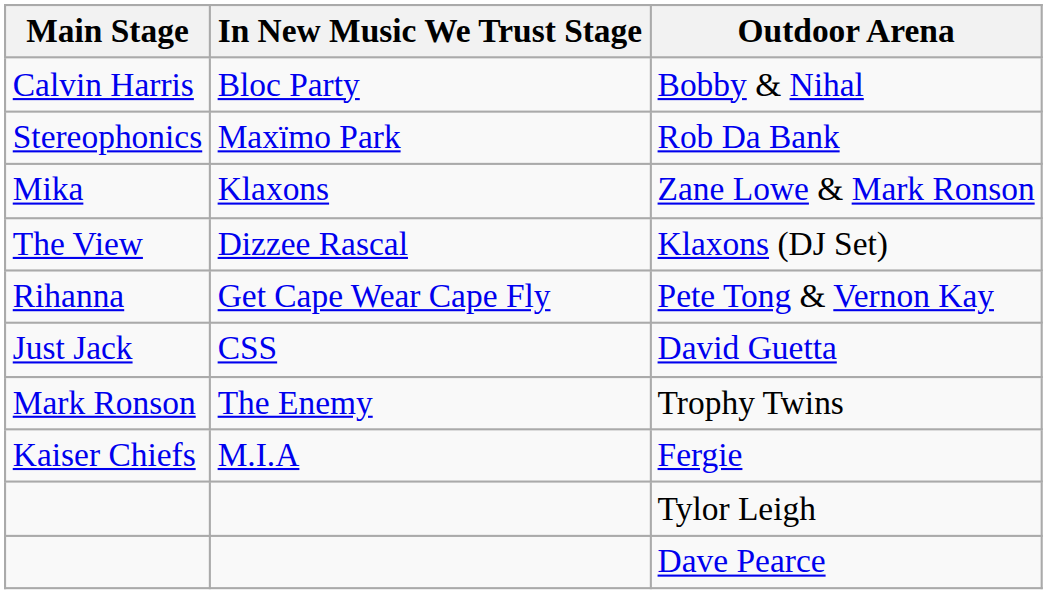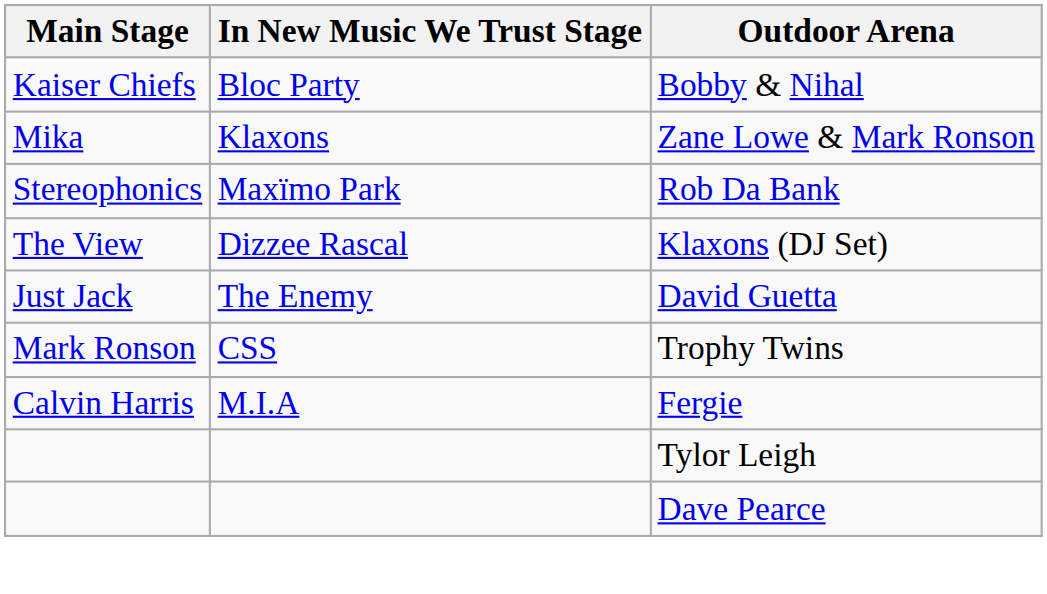(103, 84) Calvin Harris -> (104, 84) Kaiser Chiefs
rows swapped: (749, 137) <-> (846, 190)
- row: (826, 296)
(247, 349) CSS -> (295, 296) The Enemy
(295, 402) The Enemy -> (247, 349) CSS
(104, 455) Kaiser Chiefs -> (103, 402) Calvin Harris
